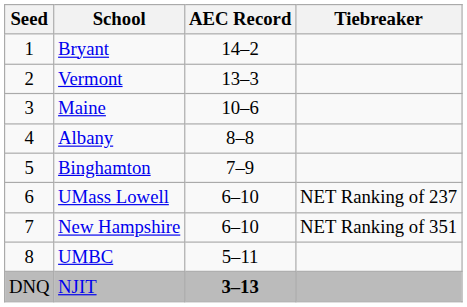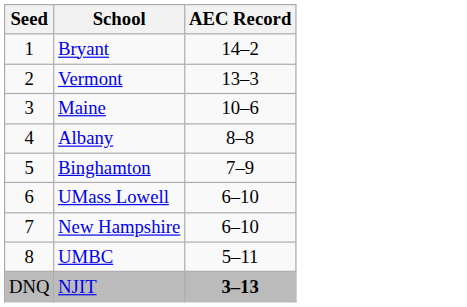- column: (379, 19)
